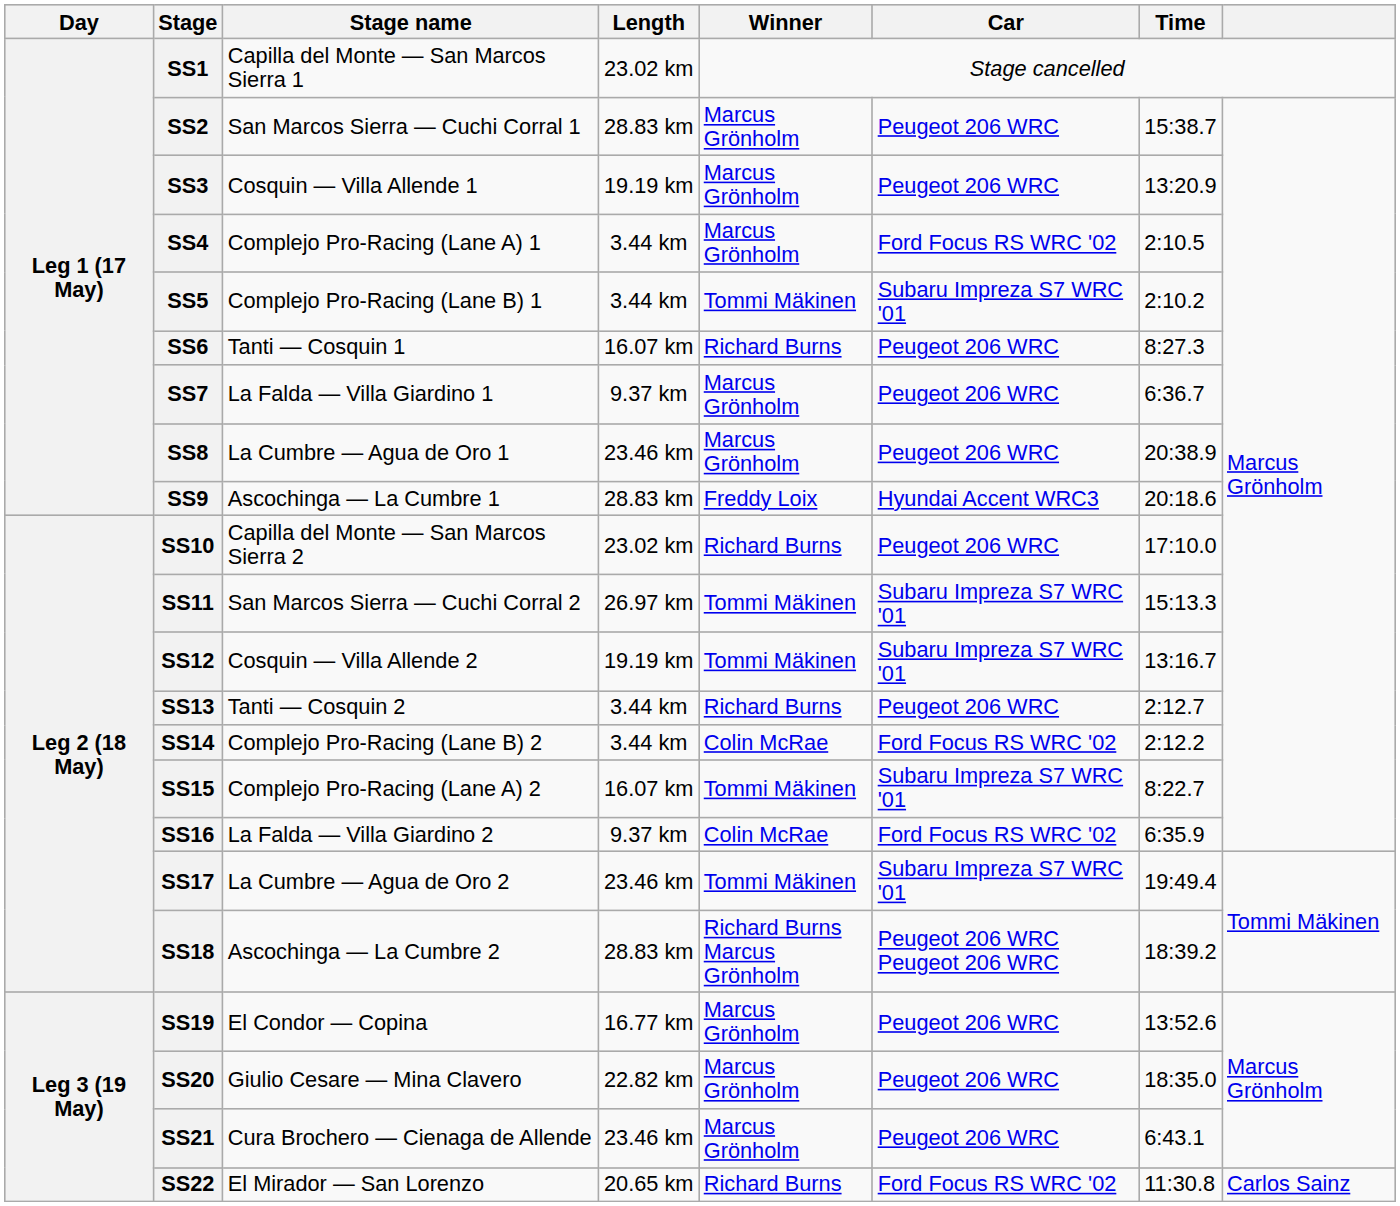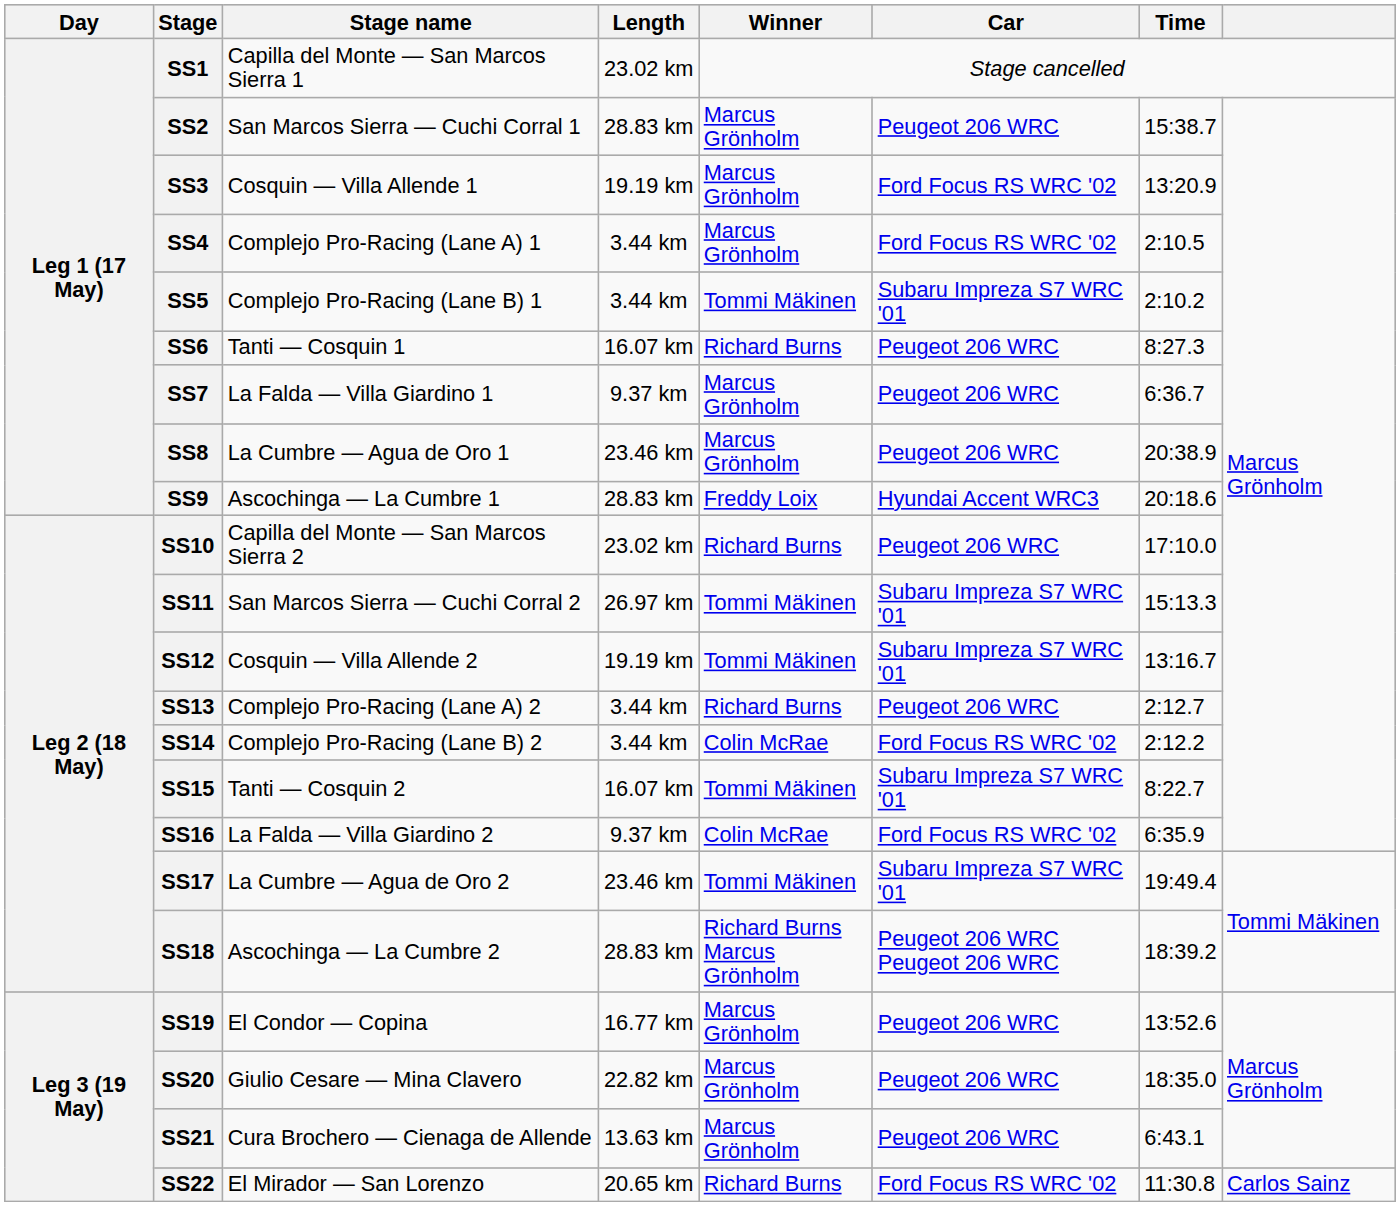(968, 184) Peugeot 206 WRC -> (997, 184) Ford Focus RS WRC '02
(317, 707) Tanti — Cosquin 2 -> (384, 707) Complejo Pro-Racing (Lane A) 2
(384, 788) Complejo Pro-Racing (Lane A) 2 -> (317, 788) Tanti — Cosquin 2
(649, 1138) 23.46 km -> (649, 1138) 13.63 km
